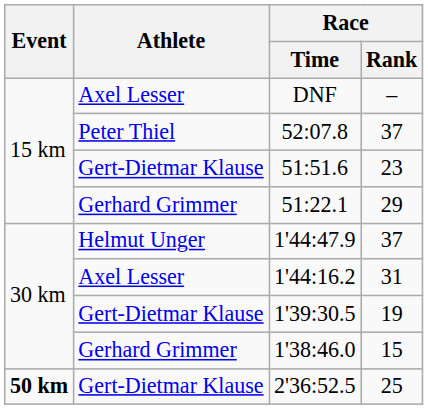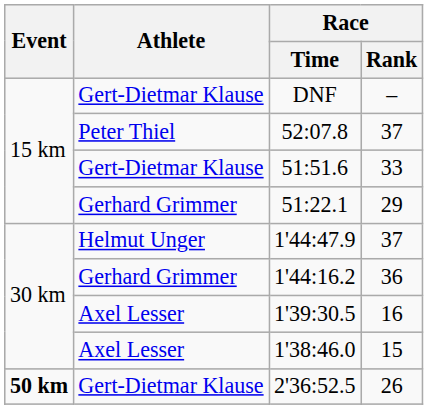(131, 95) Axel Lesser -> (171, 95) Gert-Dietmar Klause
(392, 168) 23 -> (392, 168) 33
(131, 277) Axel Lesser -> (158, 277) Gerhard Grimmer
(392, 277) 31 -> (392, 277) 36
(171, 313) Gert-Dietmar Klause -> (131, 313) Axel Lesser
(392, 313) 19 -> (392, 313) 16
(158, 350) Gerhard Grimmer -> (131, 350) Axel Lesser
(392, 386) 25 -> (392, 386) 26
